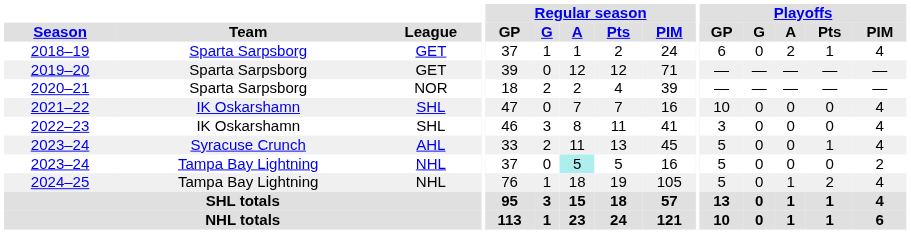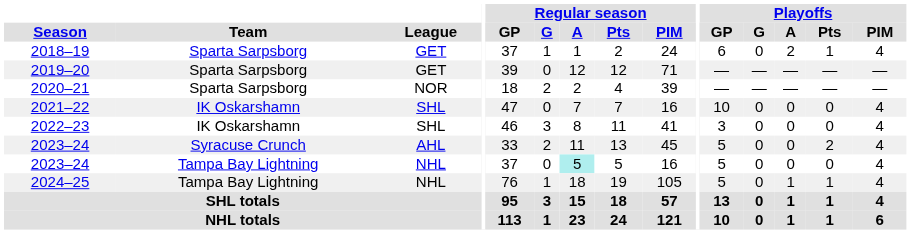(830, 145) 1 -> (830, 145) 2
(880, 163) 2 -> (880, 163) 4
(830, 182) 2 -> (830, 182) 1
